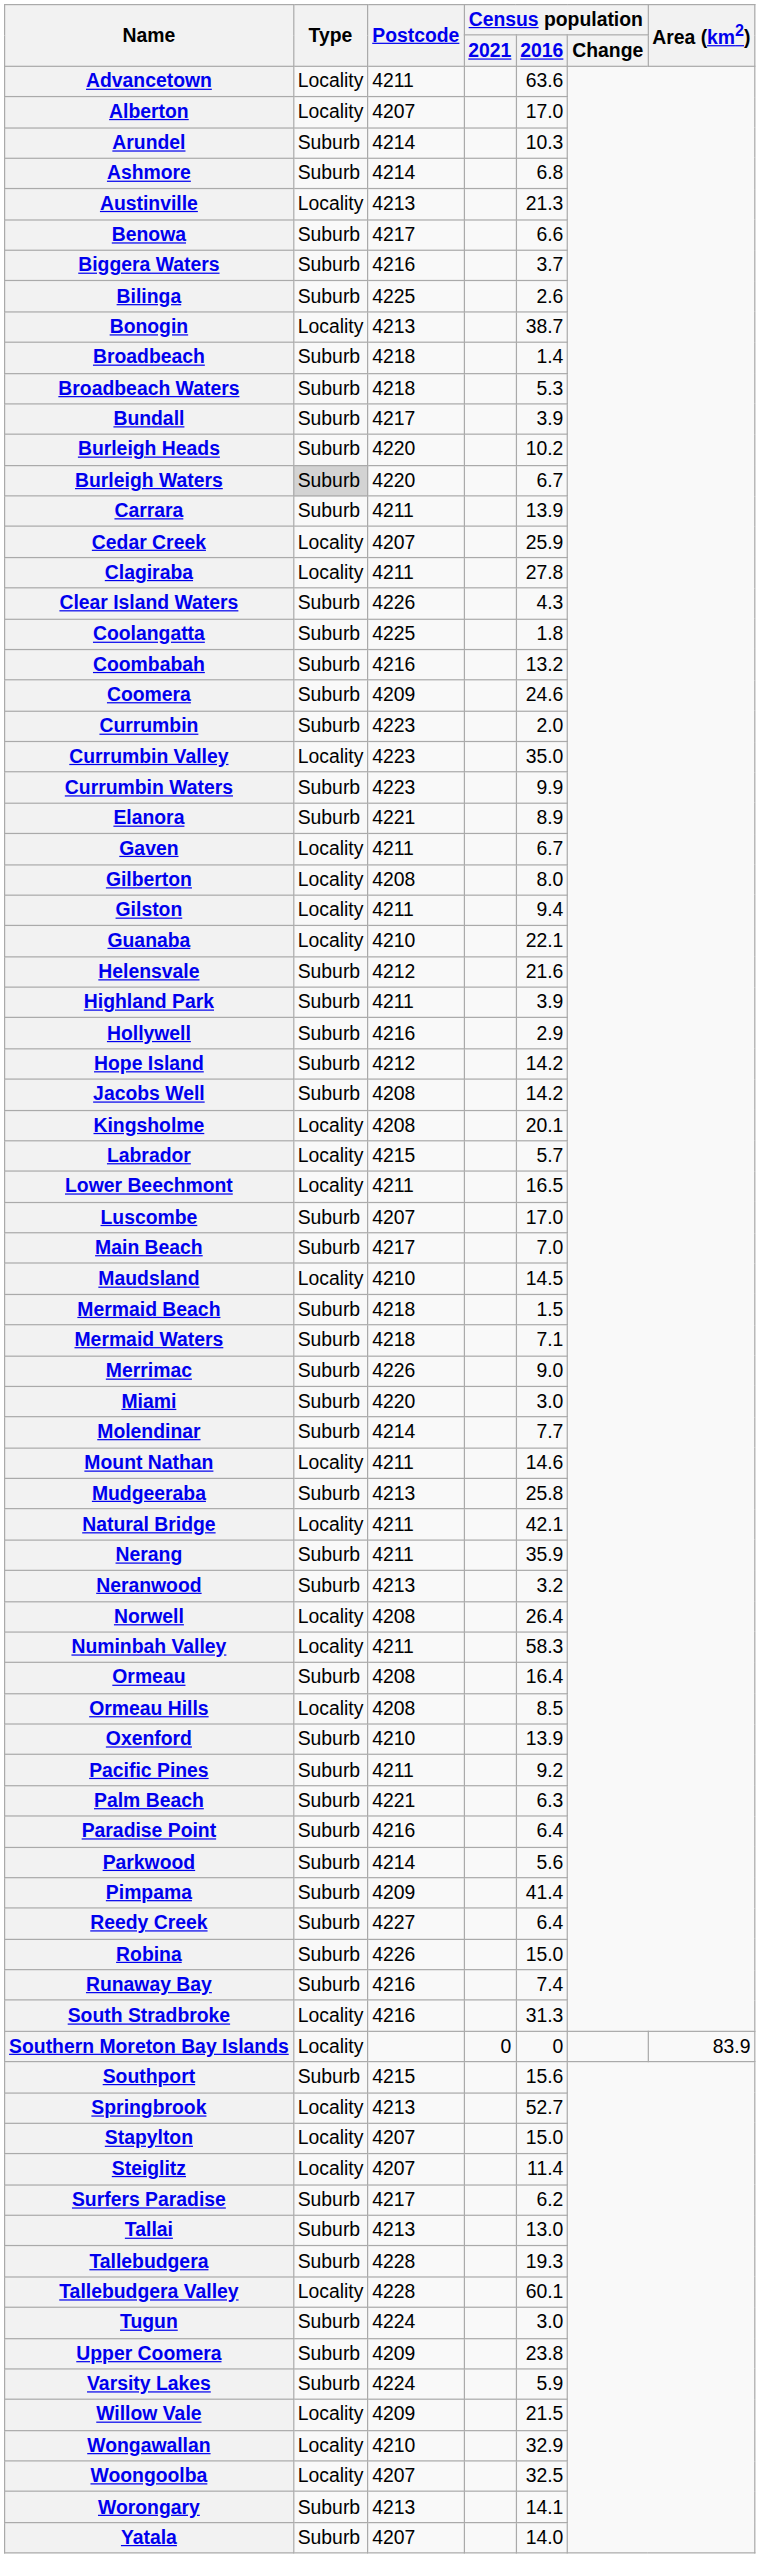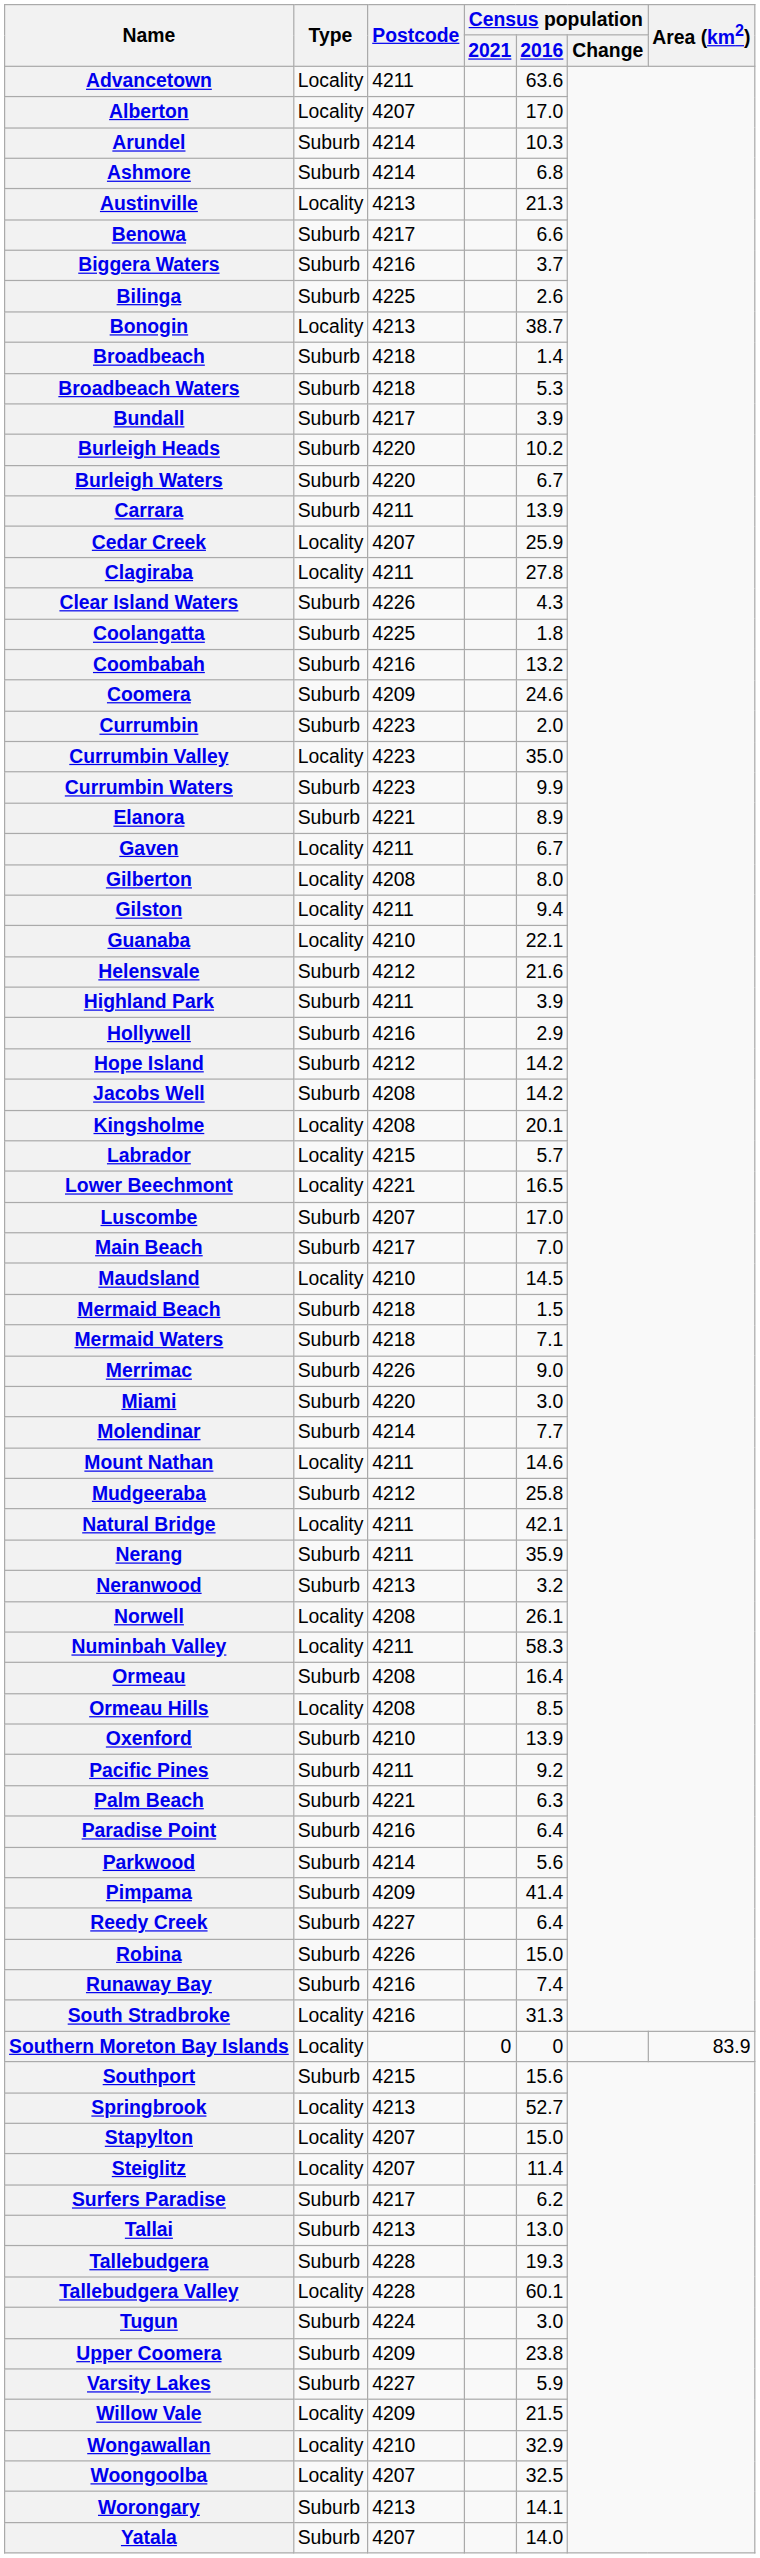(329, 480) lightgrey background -> (329, 480) no background
(393, 1186) 4211 -> (394, 1186) 4221
(394, 1493) 4213 -> (394, 1493) 4212
(545, 1616) 26.4 -> (545, 1616) 26.1
(394, 2384) 4224 -> (394, 2384) 4227
